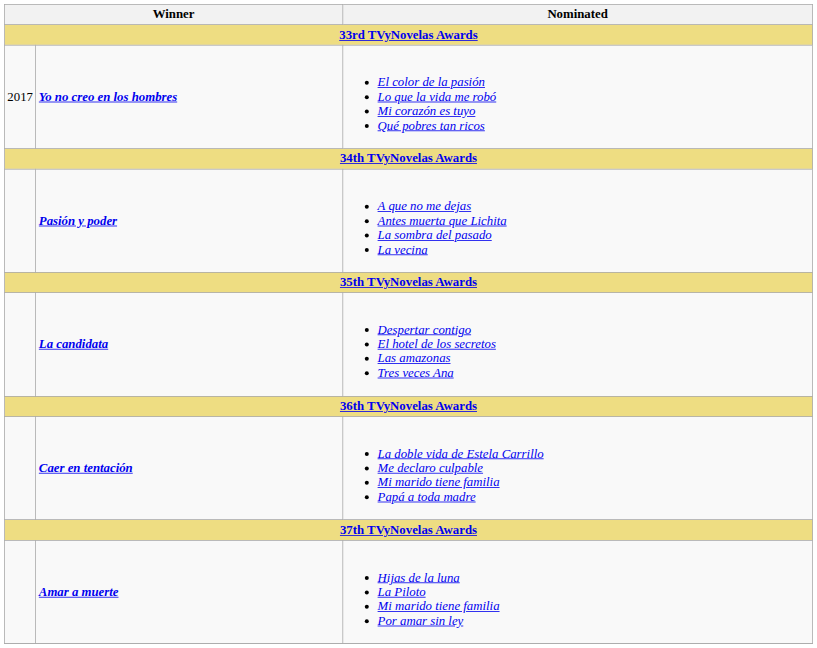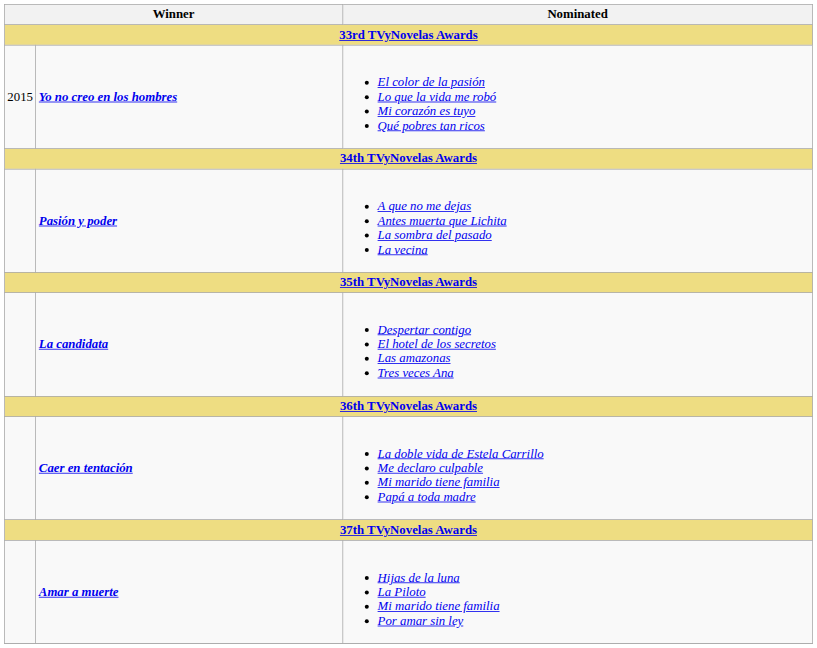(20, 96) 2017 -> (20, 96) 2015
